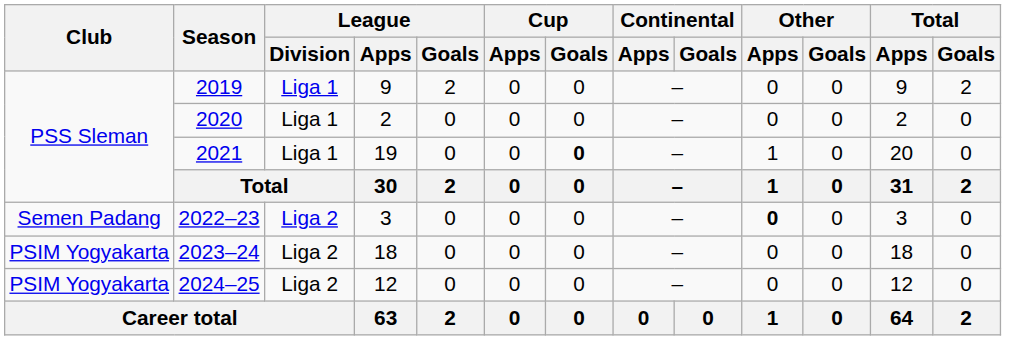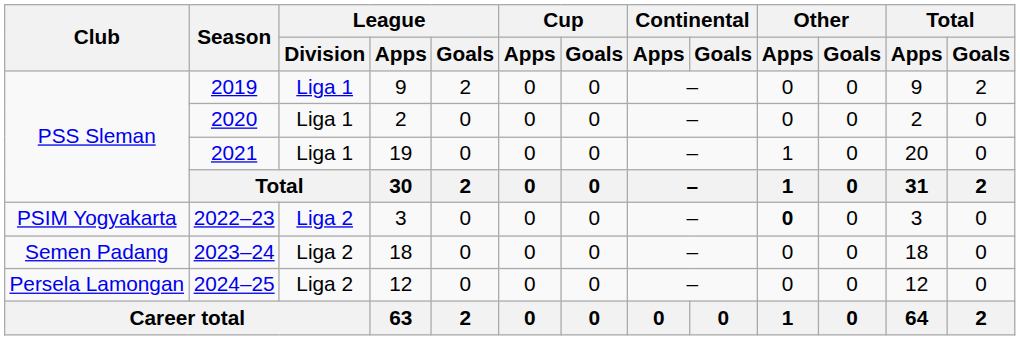(579, 152) bold -> (594, 152) normal
(89, 218) Semen Padang -> (97, 218) PSIM Yogyakarta
(89, 251) PSIM Yogyakarta -> (97, 251) Semen Padang
(89, 284) PSIM Yogyakarta -> (97, 284) Persela Lamongan
